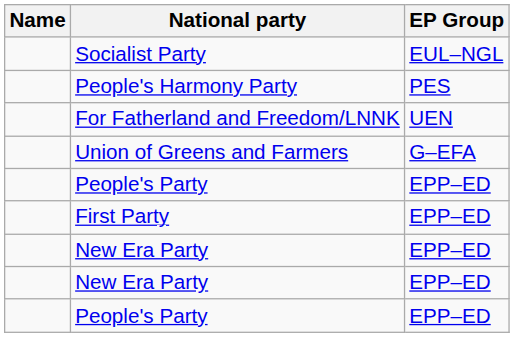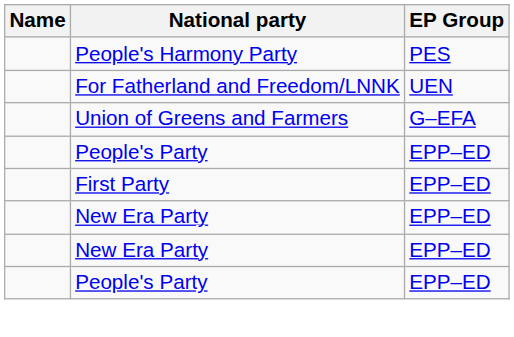- row: (141, 53)
